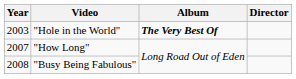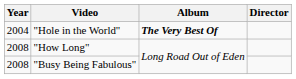(18, 30) 2003 -> (18, 30) 2004
(18, 47) 2007 -> (18, 47) 2008
